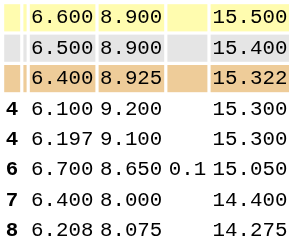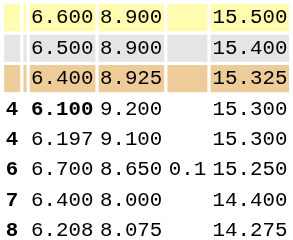(250, 79) 15.322 -> (250, 79) 15.325
(62, 109) normal -> (62, 109) bold
(250, 170) 15.050 -> (250, 170) 15.250
